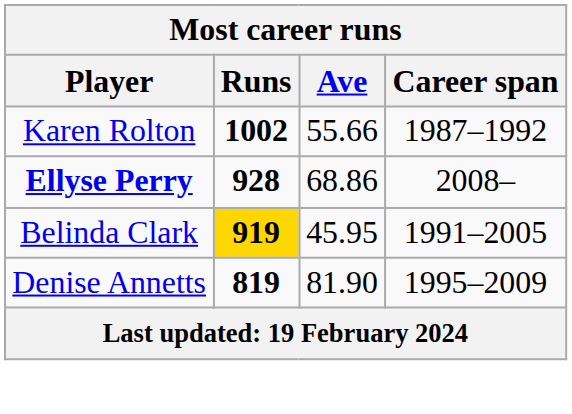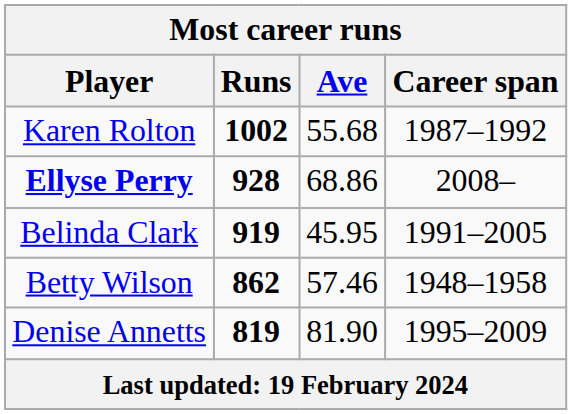(342, 130) 55.66 -> (342, 130) 55.68
(256, 231) gold background -> (256, 231) no background
+ row: (109, 282)
